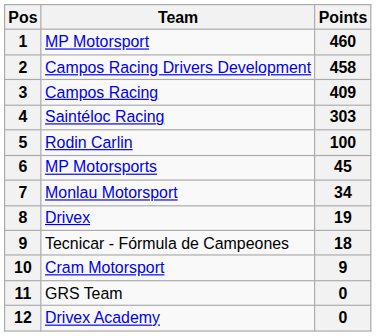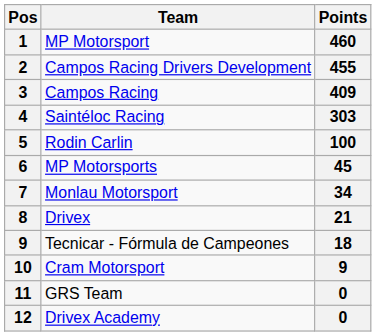(343, 67) 458 -> (343, 67) 455
(343, 217) 19 -> (343, 217) 21
